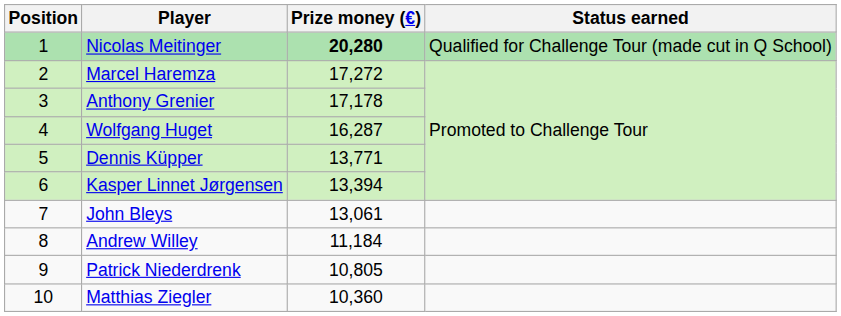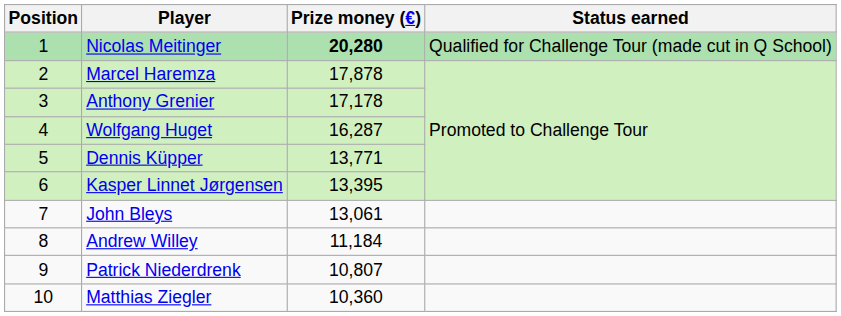(356, 74) 17,272 -> (356, 74) 17,878
(356, 185) 13,394 -> (356, 185) 13,395
(356, 269) 10,805 -> (356, 269) 10,807
